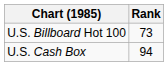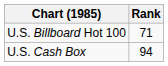(146, 33) 73 -> (146, 33) 71
